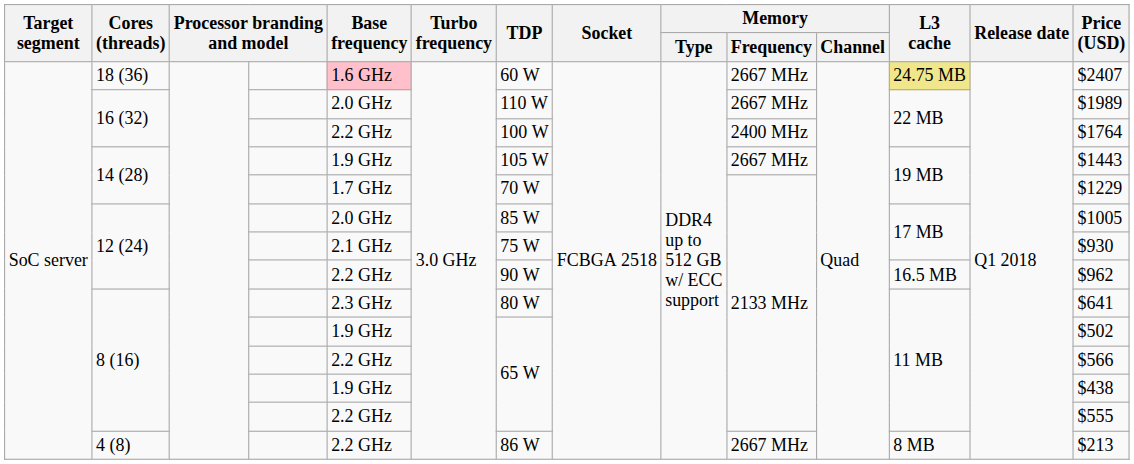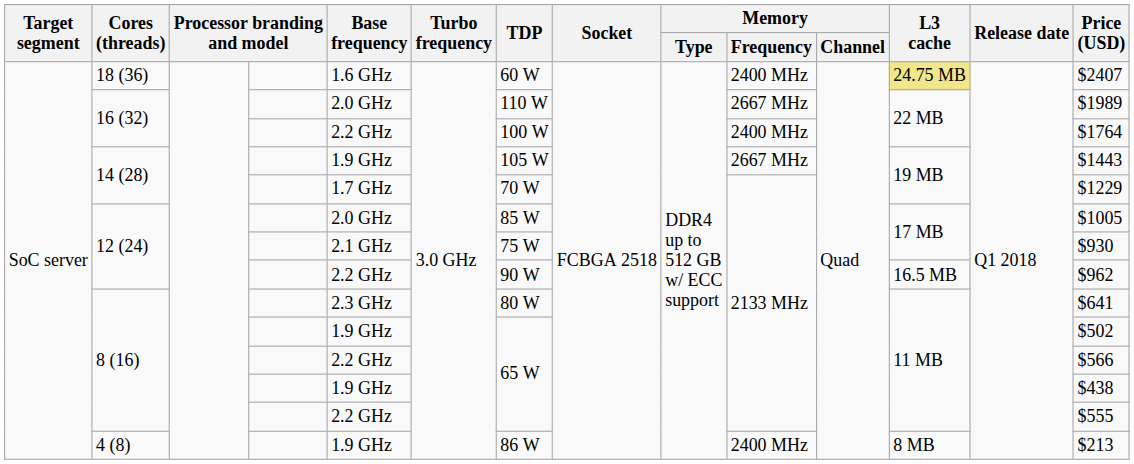(362, 75) pink background -> (362, 75) no background
(769, 75) 2667 MHz -> (769, 75) 2400 MHz
(362, 445) 2.2 GHz -> (362, 445) 1.9 GHz
(769, 445) 2667 MHz -> (769, 445) 2400 MHz
